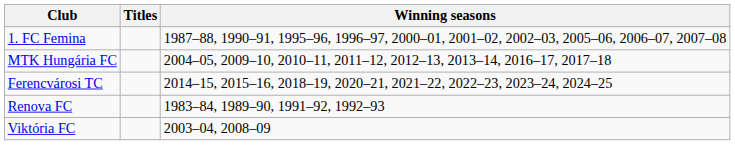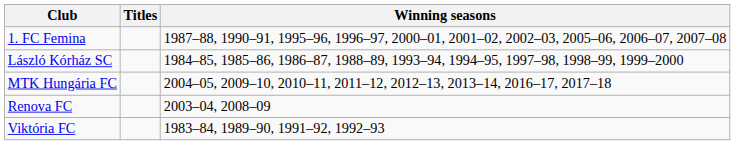+ row: (60, 60)
- row: (55, 83)
(274, 106) 1983–84, 1989–90, 1991–92, 1992–93 -> (217, 106) 2003–04, 2008–09
(217, 128) 2003–04, 2008–09 -> (274, 128) 1983–84, 1989–90, 1991–92, 1992–93
